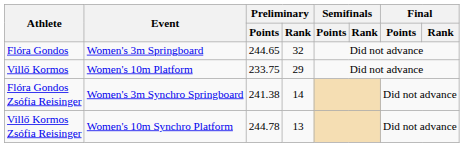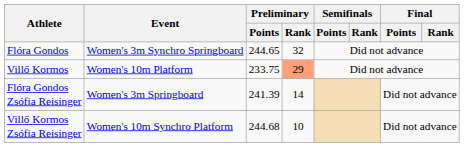(145, 51) Women's 3m Springboard -> (165, 51) Women's 3m Synchro Springboard
(298, 69) no background -> (298, 69) lightsalmon background
(165, 94) Women's 3m Synchro Springboard -> (145, 94) Women's 3m Springboard
(264, 94) 241.38 -> (264, 94) 241.39
(264, 126) 244.78 -> (264, 126) 244.68
(298, 126) 13 -> (298, 126) 10
